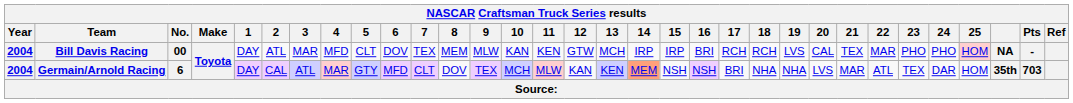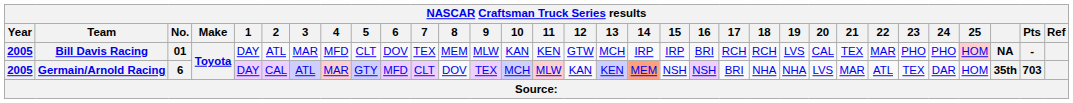(20, 51) 2004 -> (20, 51) 2005
(180, 51) 00 -> (180, 51) 01
(20, 70) 2004 -> (20, 70) 2005
